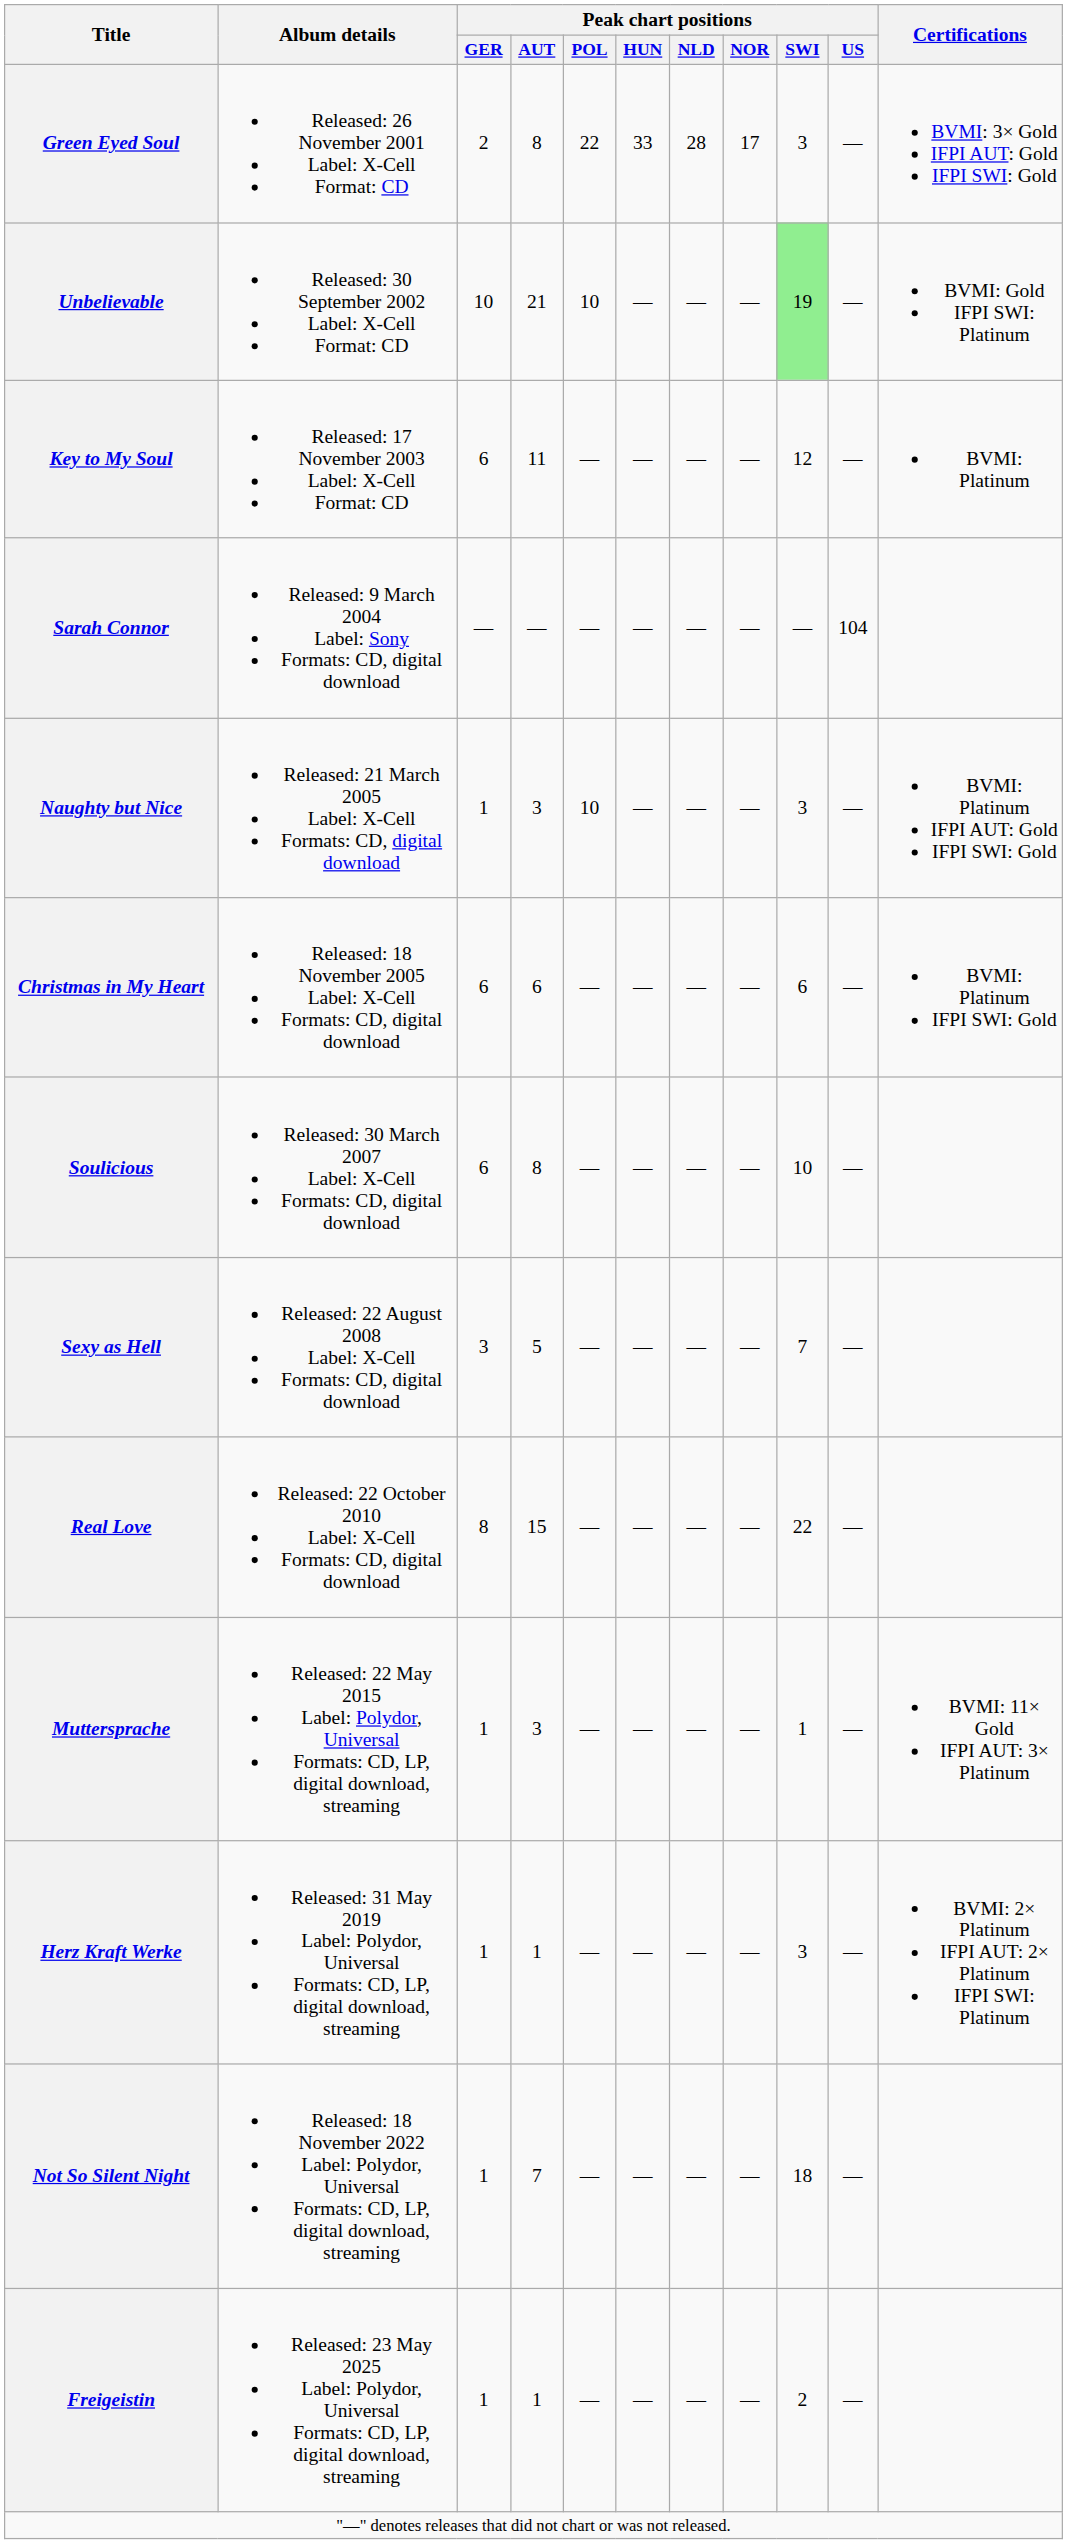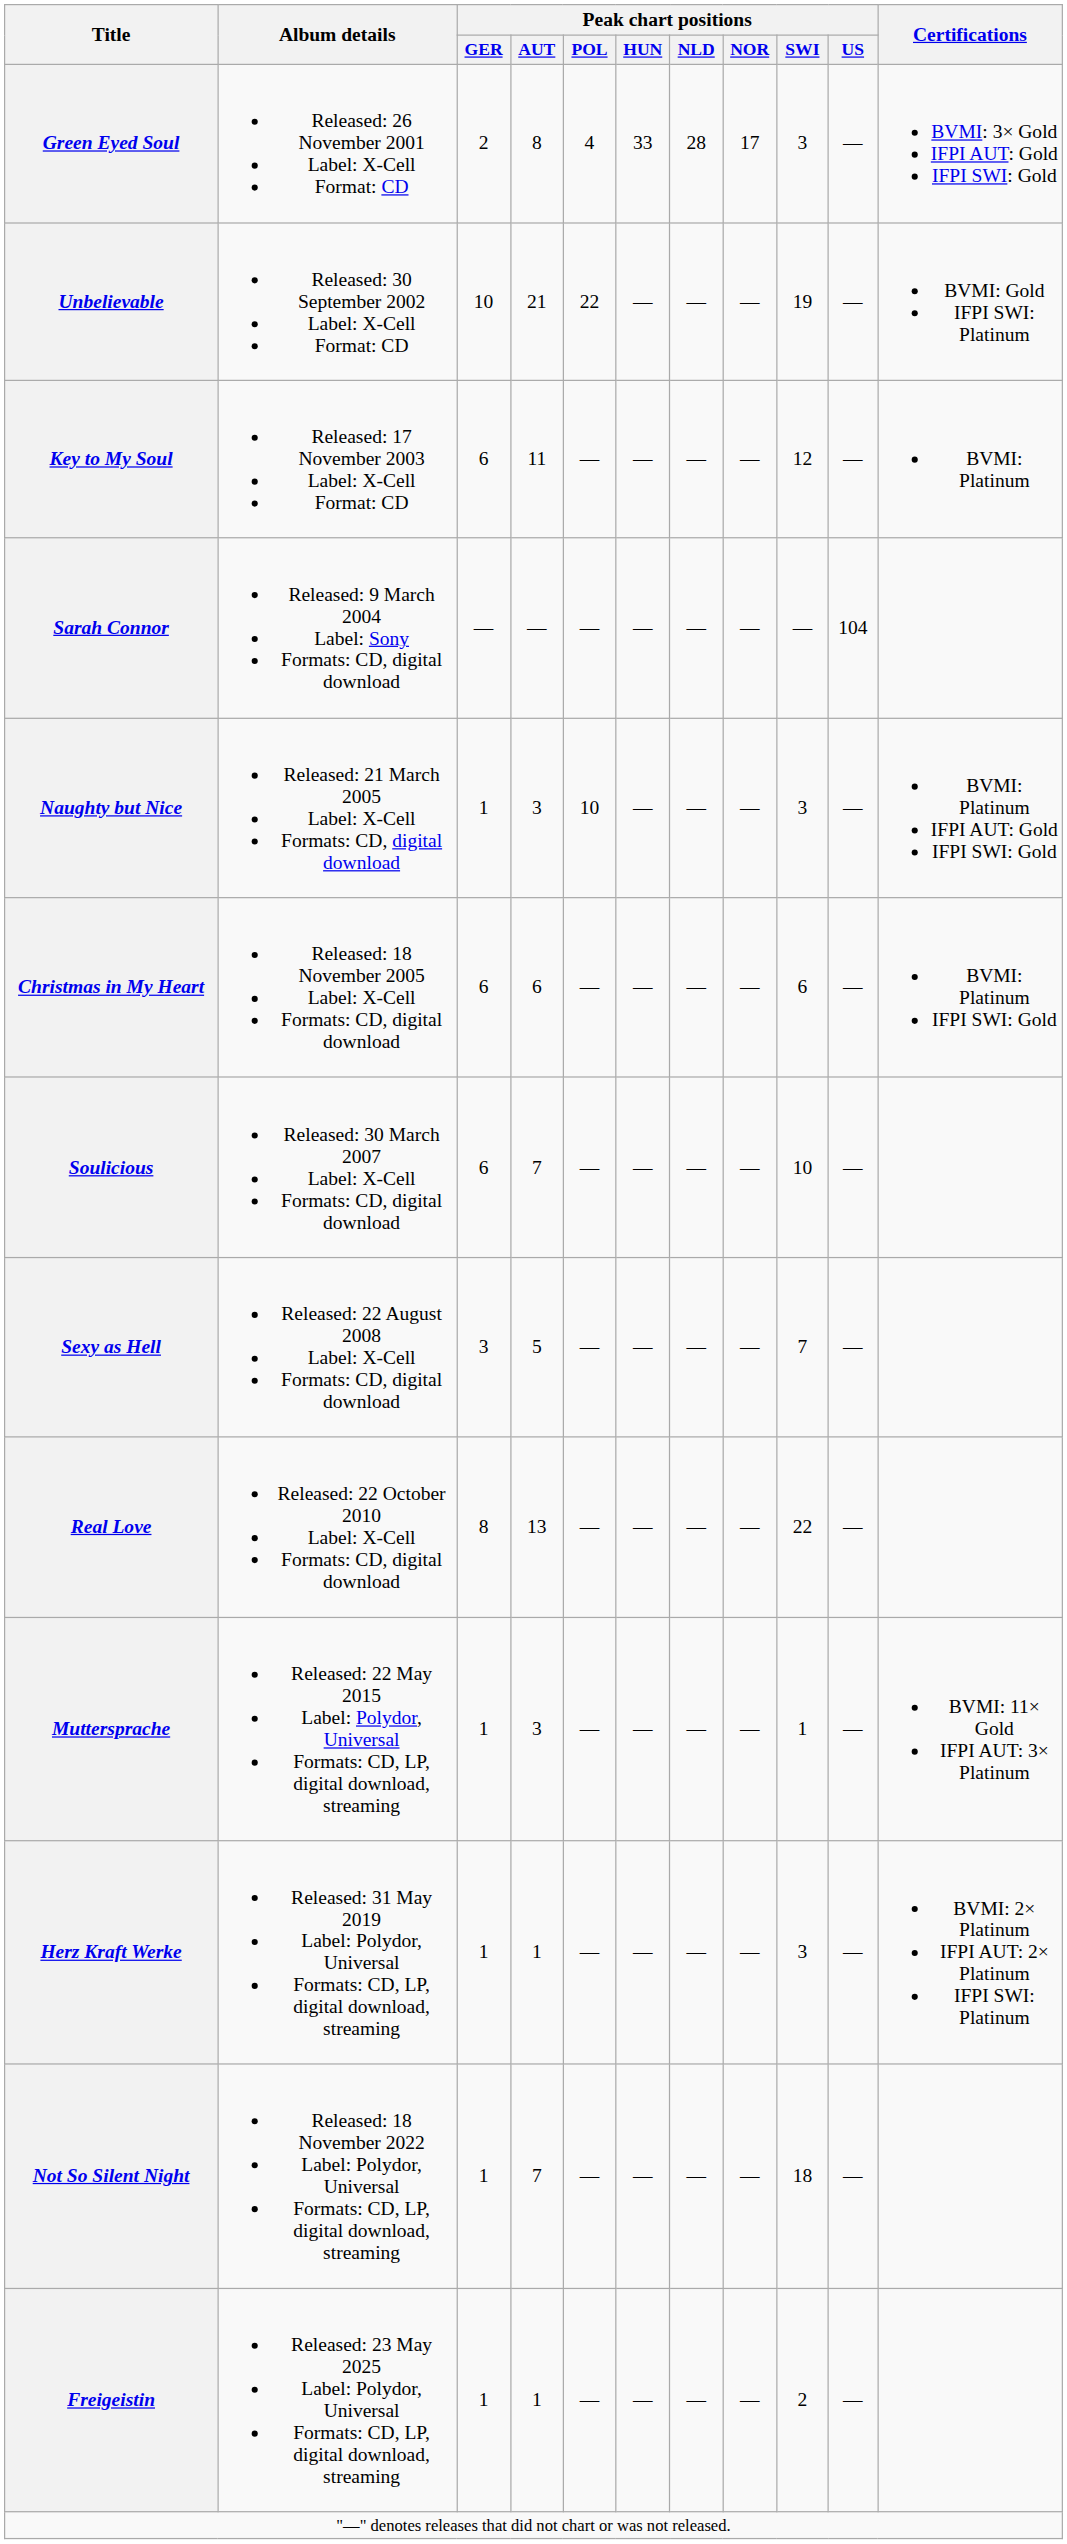(590, 143) 22 -> (590, 143) 4
(590, 301) 10 -> (590, 301) 22
(802, 301) lightgreen background -> (802, 301) no background
(537, 1167) 8 -> (537, 1167) 7
(537, 1526) 15 -> (537, 1526) 13
